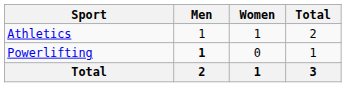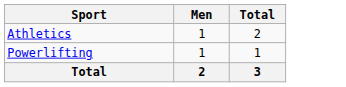- column: (257, 14)
(202, 53) bold -> (202, 53) normal
